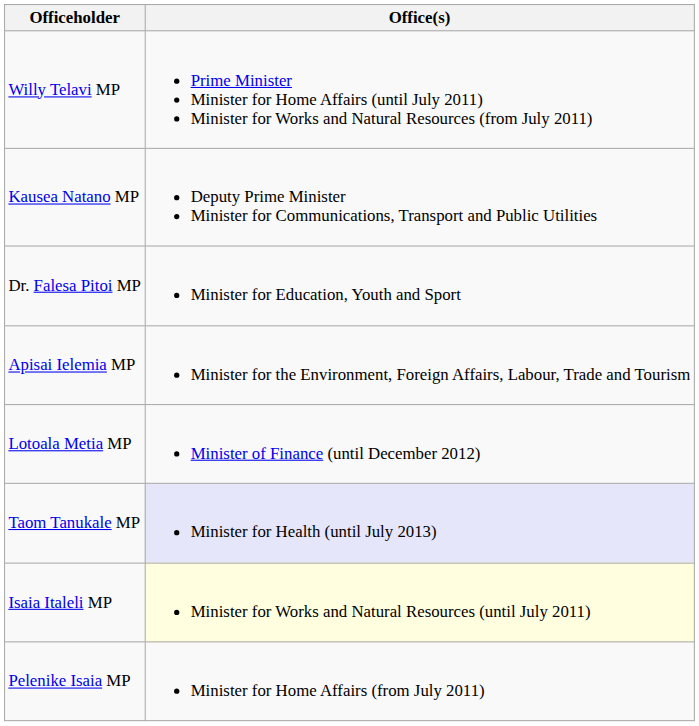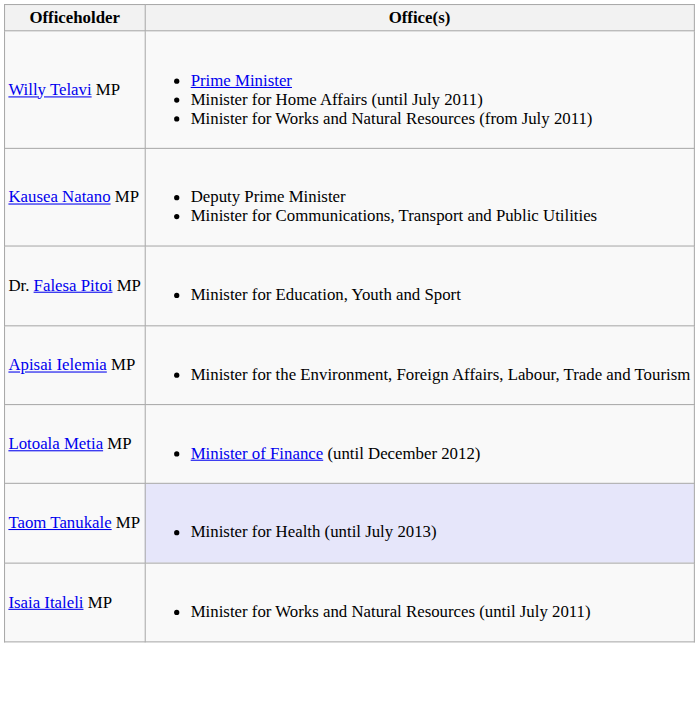(419, 612) lightyellow background -> (419, 612) no background
- row: (70, 681)
